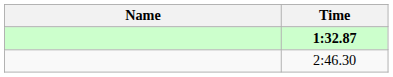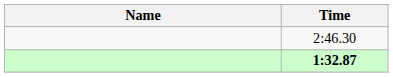rows swapped: (335, 38) <-> (335, 60)
